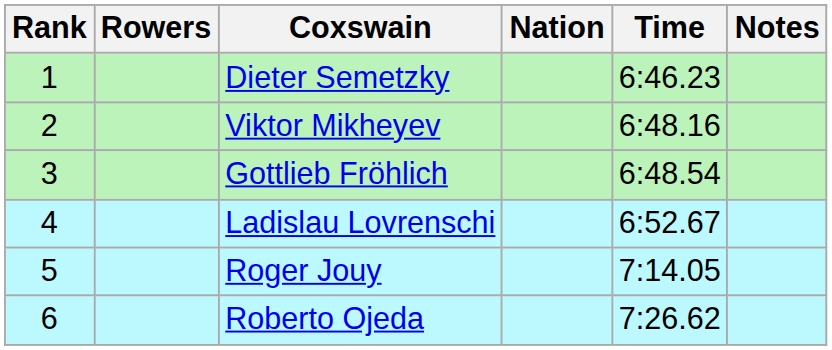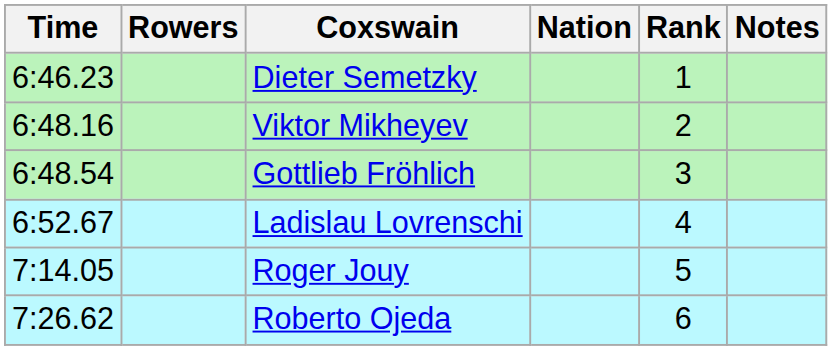columns swapped: (49, 28) <-> (670, 28)
